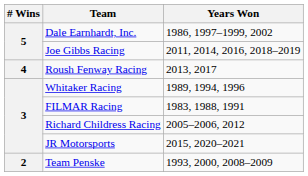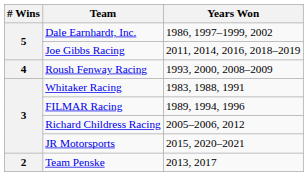(191, 69) 2013, 2017 -> (219, 69) 1993, 2000, 2008–2009
(205, 88) 1989, 1994, 1996 -> (205, 88) 1983, 1988, 1991
(205, 106) 1983, 1988, 1991 -> (205, 106) 1989, 1994, 1996
(219, 162) 1993, 2000, 2008–2009 -> (191, 162) 2013, 2017
